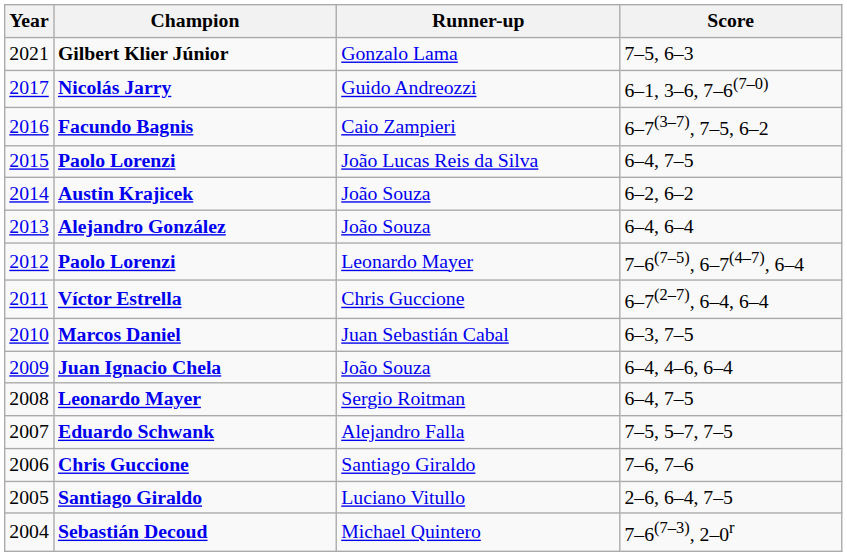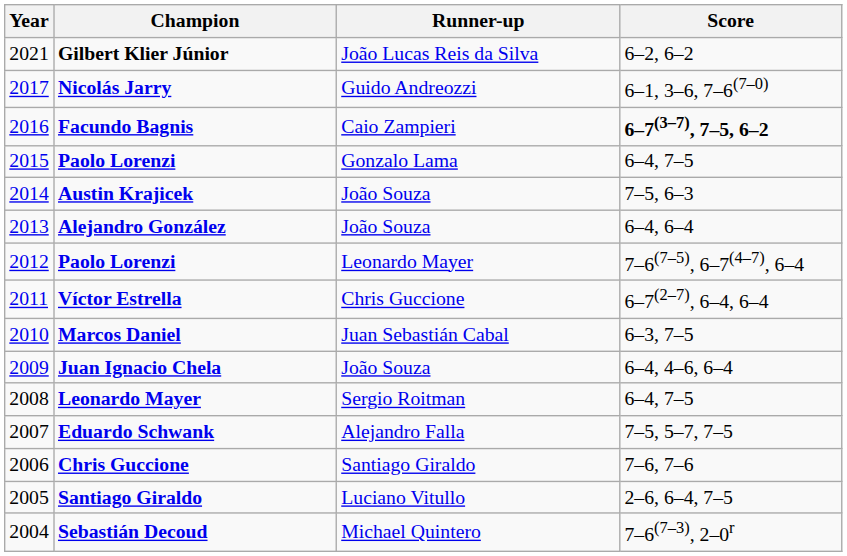(400, 53) Gonzalo Lama -> (440, 53) João Lucas Reis da Silva
(659, 53) 7–5, 6–3 -> (659, 53) 6–2, 6–2
(697, 126) normal -> (697, 126) bold
(440, 161) João Lucas Reis da Silva -> (400, 161) Gonzalo Lama
(659, 194) 6–2, 6–2 -> (659, 194) 7–5, 6–3
